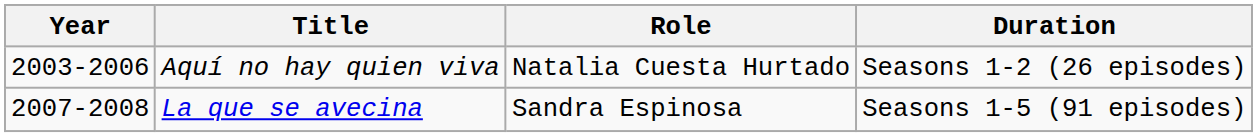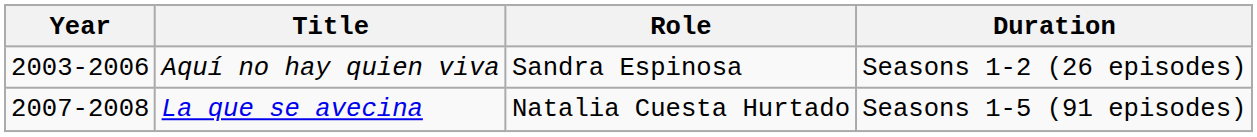(681, 68) Natalia Cuesta Hurtado -> (627, 68) Sandra Espinosa
(627, 109) Sandra Espinosa -> (681, 109) Natalia Cuesta Hurtado
